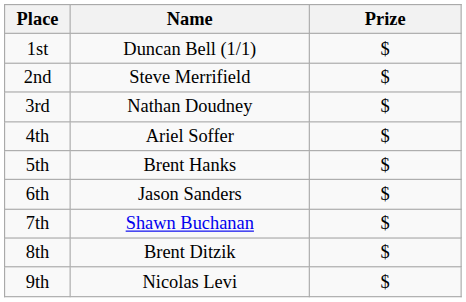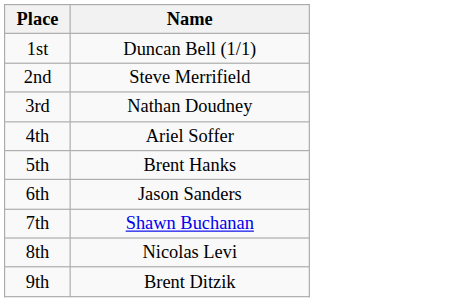- column: (385, 19)
(190, 252) Brent Ditzik -> (190, 252) Nicolas Levi
(190, 281) Nicolas Levi -> (190, 281) Brent Ditzik
